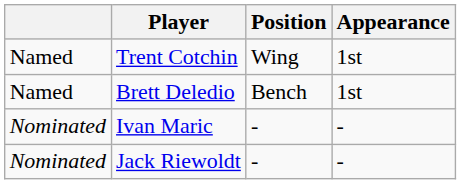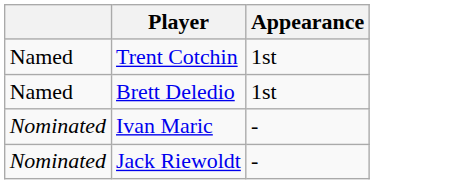- column: (289, 21)
